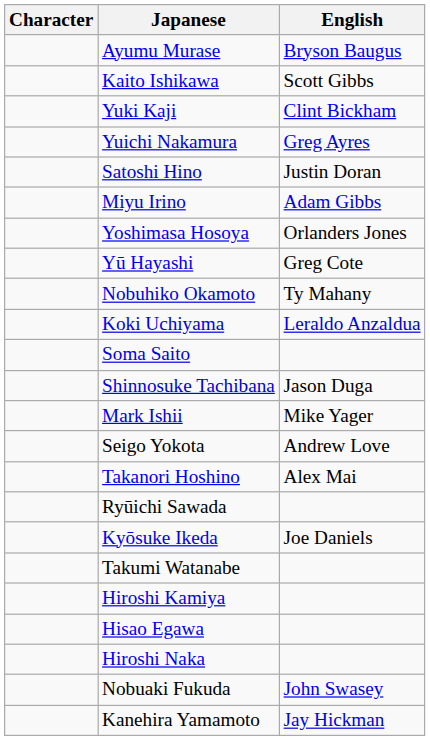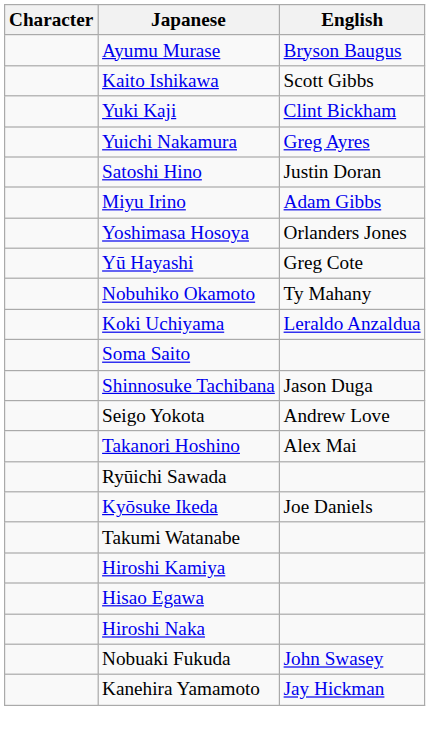- row: (142, 415)
